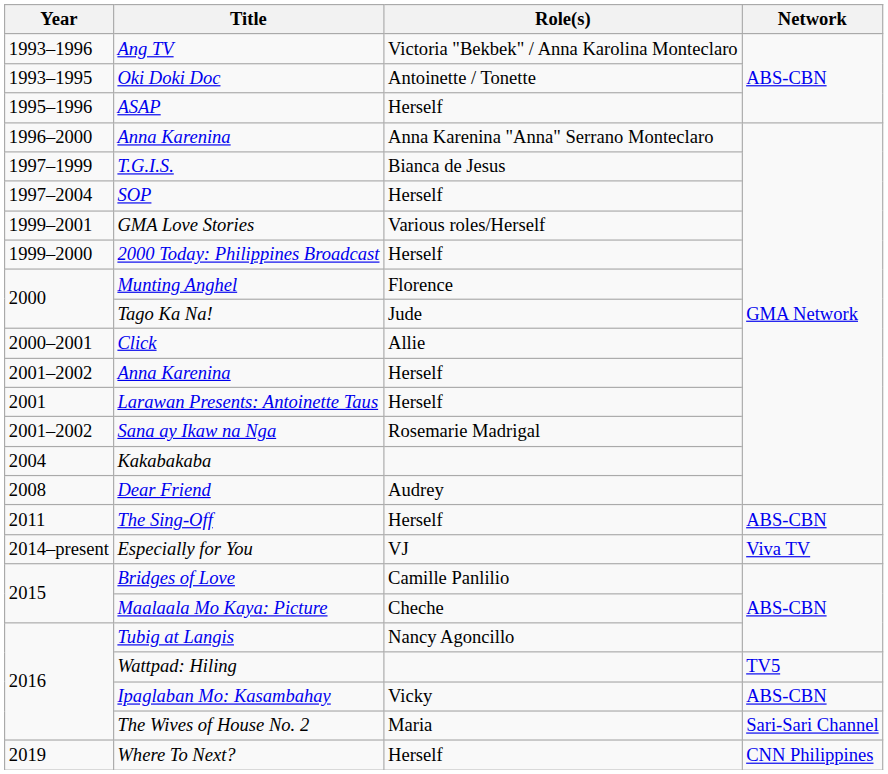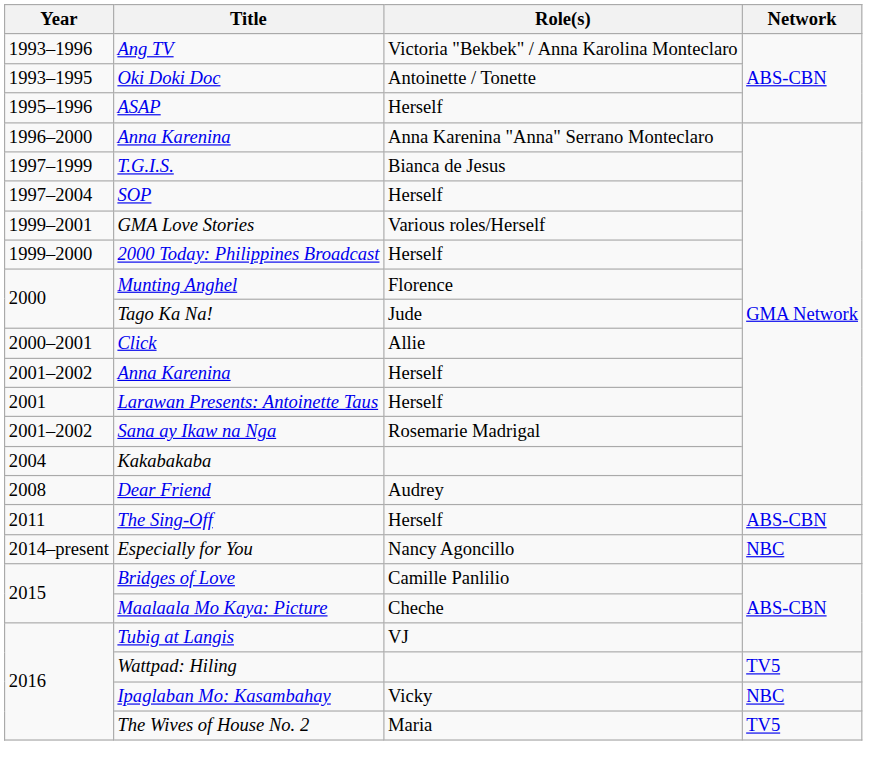(398, 549) VJ -> (451, 549) Nancy Agoncillo
(778, 549) Viva TV -> (765, 549) NBC
(451, 637) Nancy Agoncillo -> (398, 637) VJ
(786, 696) ABS-CBN -> (765, 696) NBC
(812, 725) Sari-Sari Channel -> (763, 725) TV5
- row: (27, 755)
